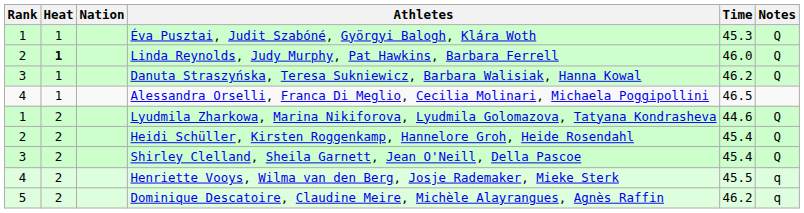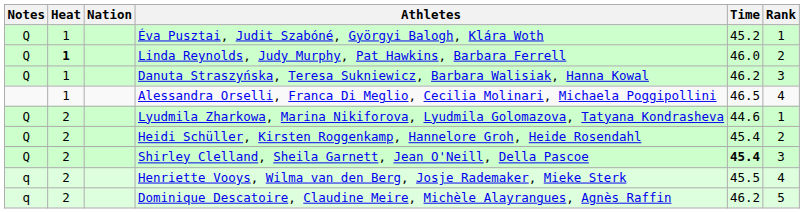columns swapped: (22, 15) <-> (777, 15)
(738, 35) 45.3 -> (745, 35) 45.2
(738, 157) normal -> (745, 157) bold
